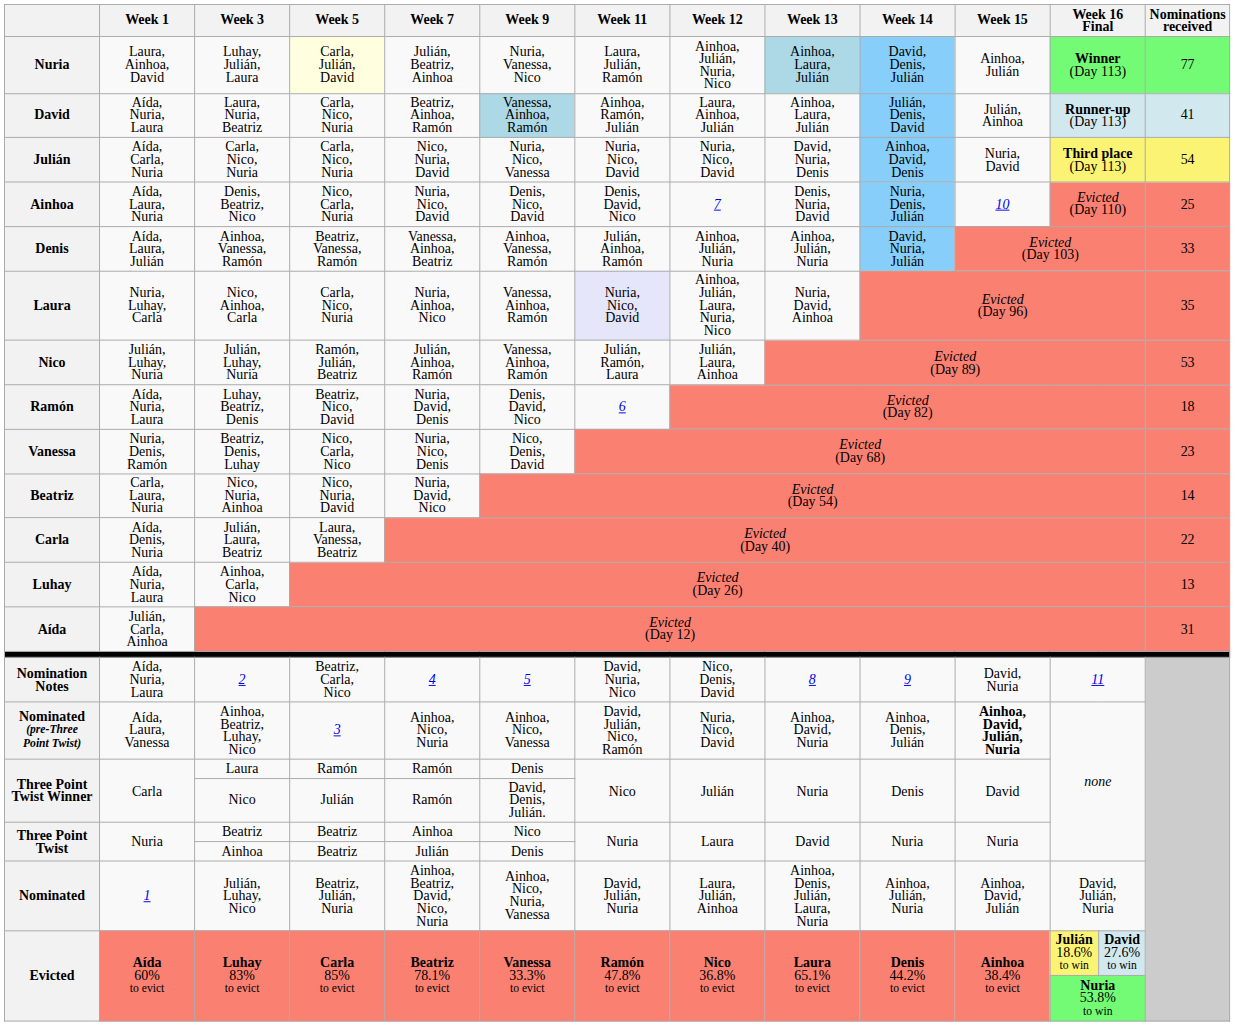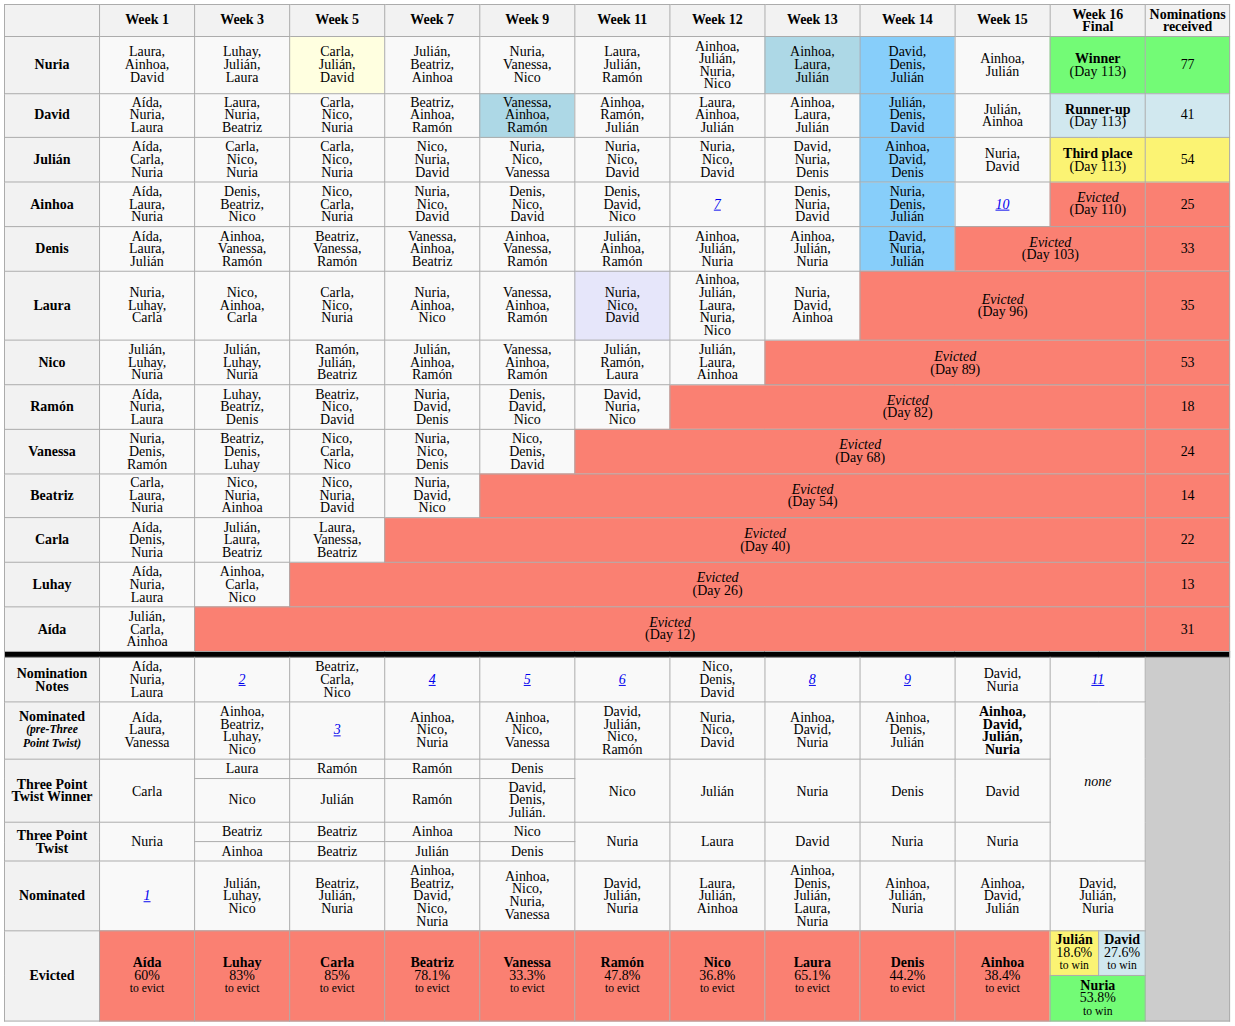(622, 407) 6 -> (622, 407) David, Nuria, Nico
(1188, 451) 23 -> (1188, 451) 24
(622, 680) David, Nuria, Nico -> (622, 680) 6
